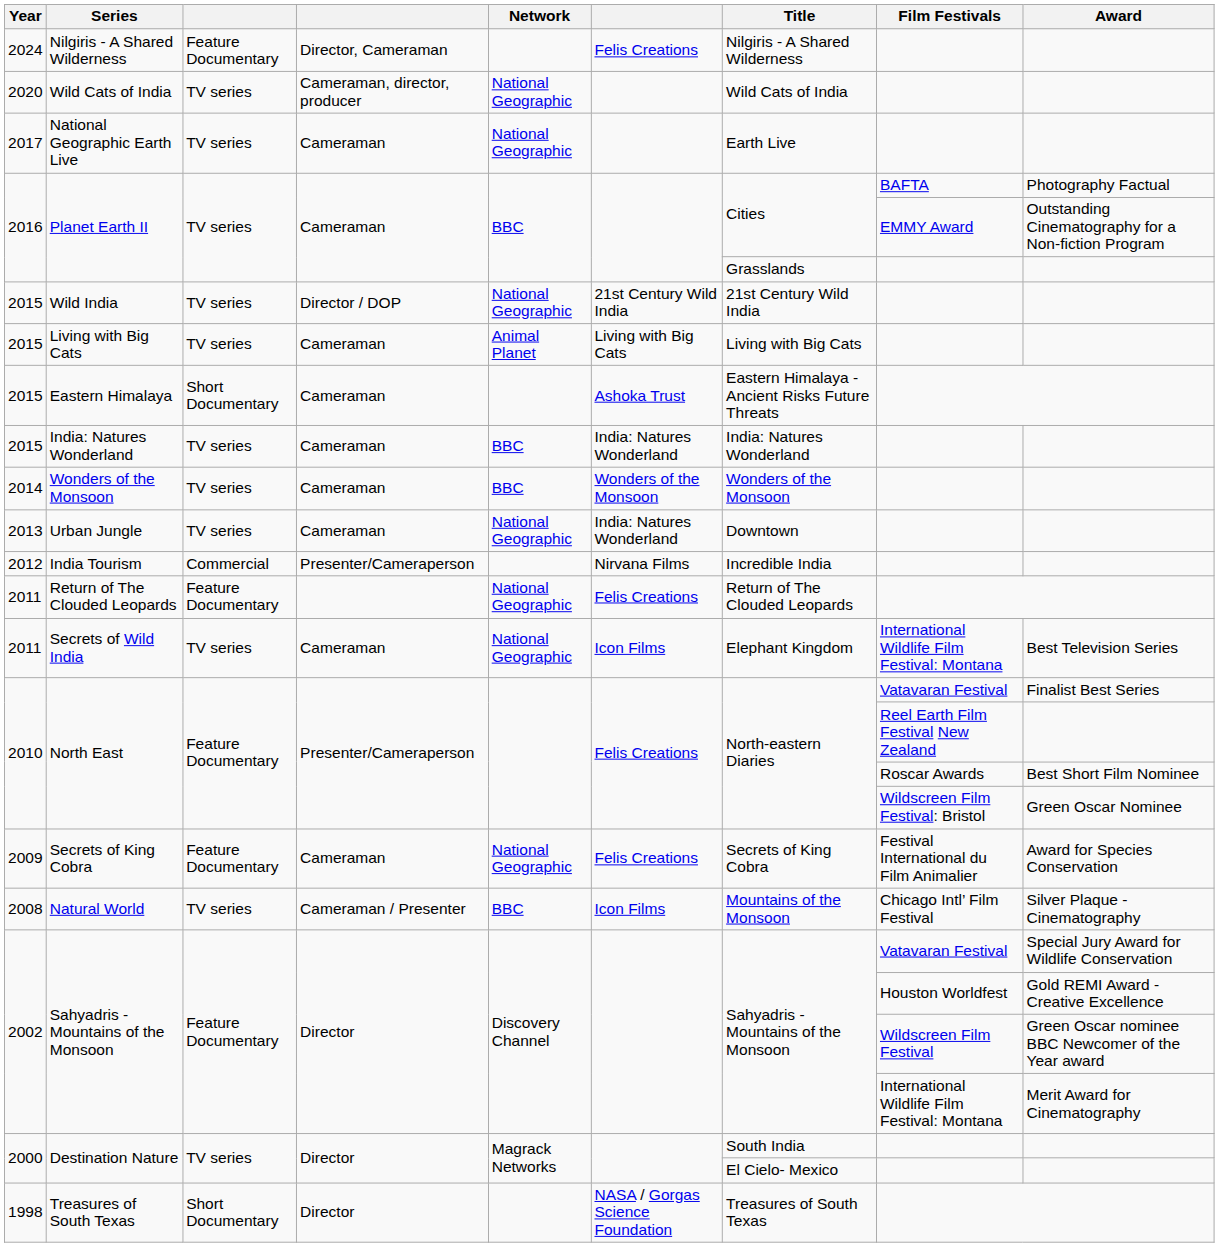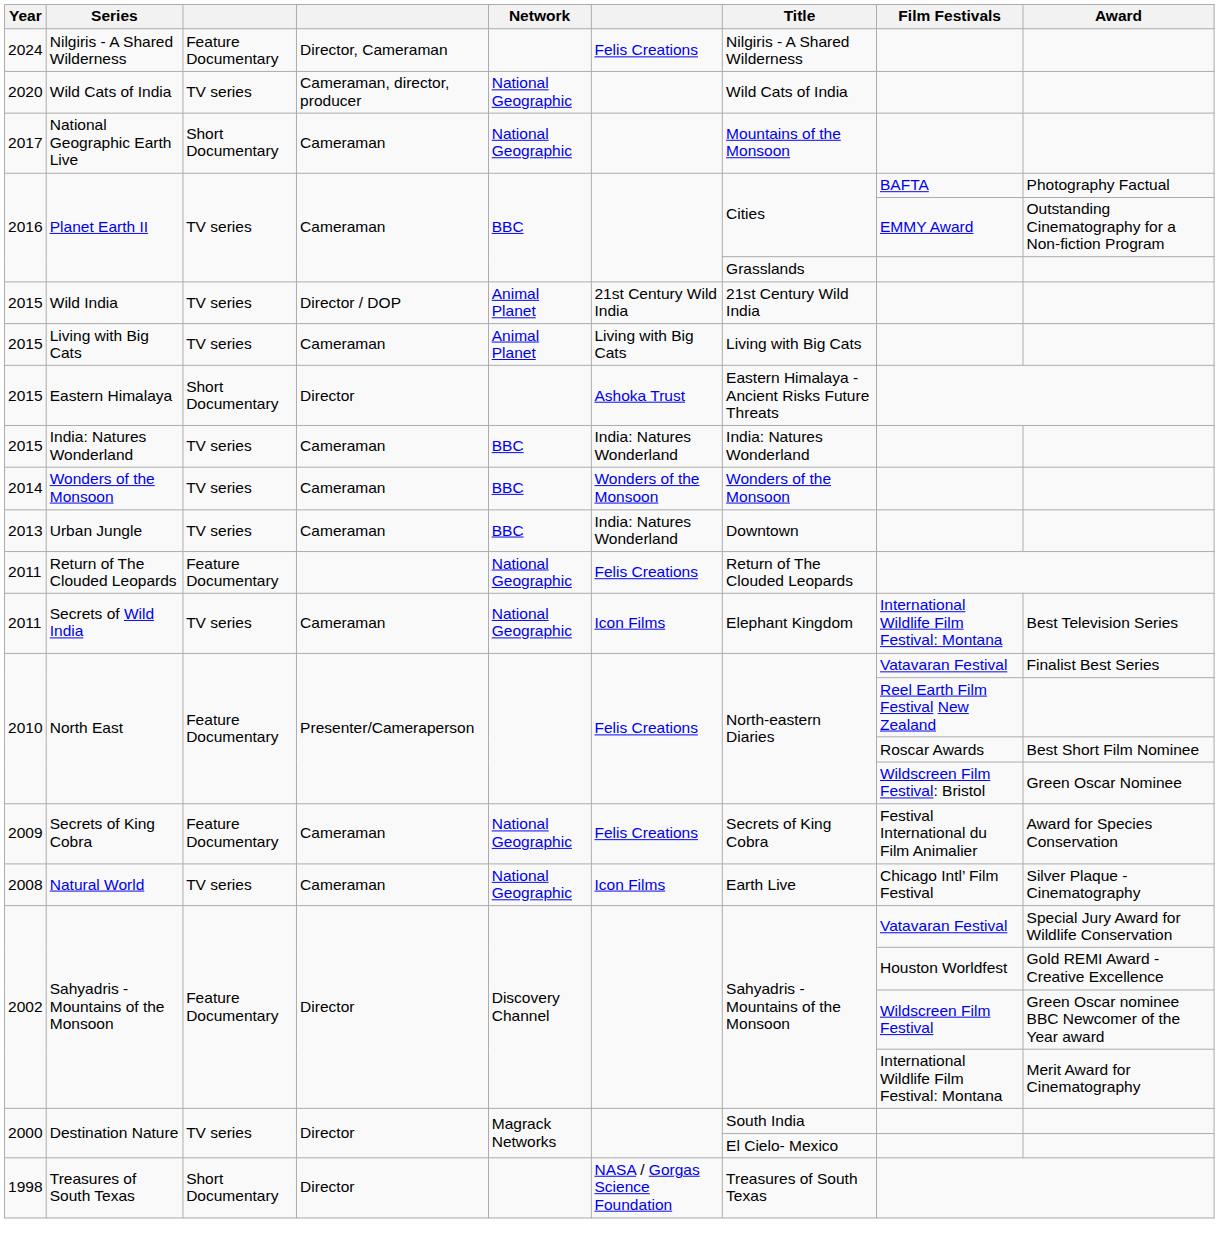(219, 143) TV series -> (232, 143) Short Documentary
(761, 143) Earth Live -> (783, 143) Mountains of the Monsoon
(532, 302) National Geographic -> (515, 302) Animal Planet
(343, 395) Cameraman -> (327, 395) Director
(532, 530) National Geographic -> (508, 530) BBC
- row: (25, 563)
(383, 909) Cameraman / Presenter -> (343, 884) Cameraman
(508, 909) BBC -> (532, 884) National Geographic
(783, 909) Mountains of the Monsoon -> (761, 884) Earth Live
